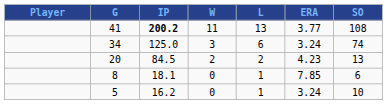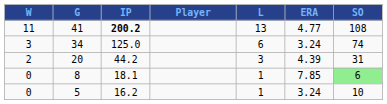columns swapped: (48, 12) <-> (212, 12)
(309, 28) 3.77 -> (309, 28) 4.77
(164, 60) 84.5 -> (126, 60) 44.2
(261, 60) 2 -> (261, 60) 3
(309, 60) 4.23 -> (309, 60) 4.39
(358, 60) 13 -> (358, 60) 31
(358, 76) no background -> (358, 76) lightgreen background
